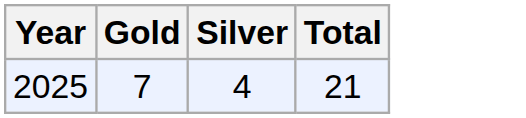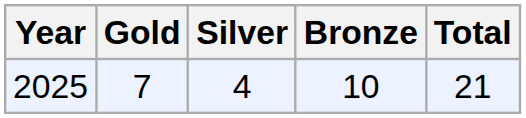+ column: (361, 32)
